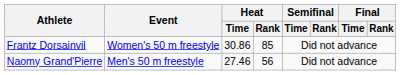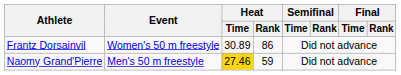(237, 45) 30.86 -> (237, 45) 30.89
(268, 45) 85 -> (268, 45) 86
(237, 62) no background -> (237, 62) gold background
(268, 62) 56 -> (268, 62) 59
